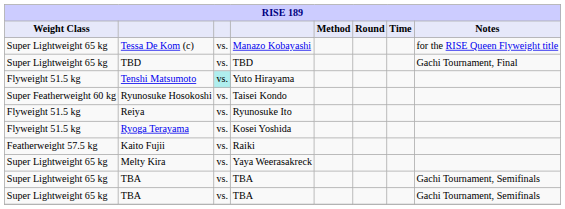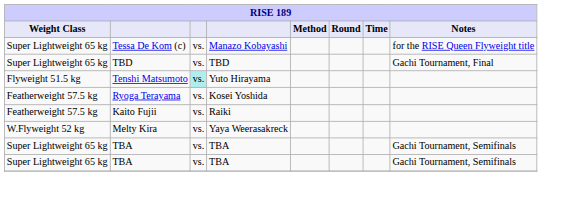- row: (166, 95)
- row: (133, 112)
(44, 129) Flyweight 51.5 kg -> (52, 95) Featherweight 57.5 kg
(57, 162) Super Lightweight 65 kg -> (46, 129) W.Flyweight 52 kg
